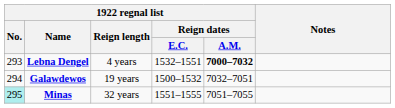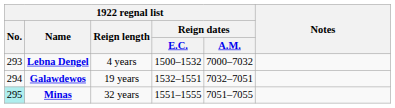(178, 62) 1532–1551 -> (178, 62) 1500–1532
(230, 62) bold -> (230, 62) normal
(178, 78) 1500–1532 -> (178, 78) 1532–1551
